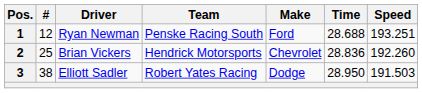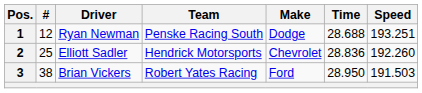(281, 34) Ford -> (287, 34) Dodge
(95, 53) Brian Vickers -> (93, 53) Elliott Sadler
(93, 73) Elliott Sadler -> (95, 73) Brian Vickers
(287, 73) Dodge -> (281, 73) Ford
